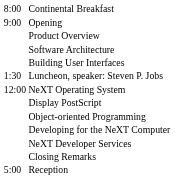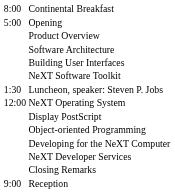(13, 22) 9:00 -> (13, 22) 5:00
+ row: (75, 76)
(13, 170) 5:00 -> (13, 183) 9:00
